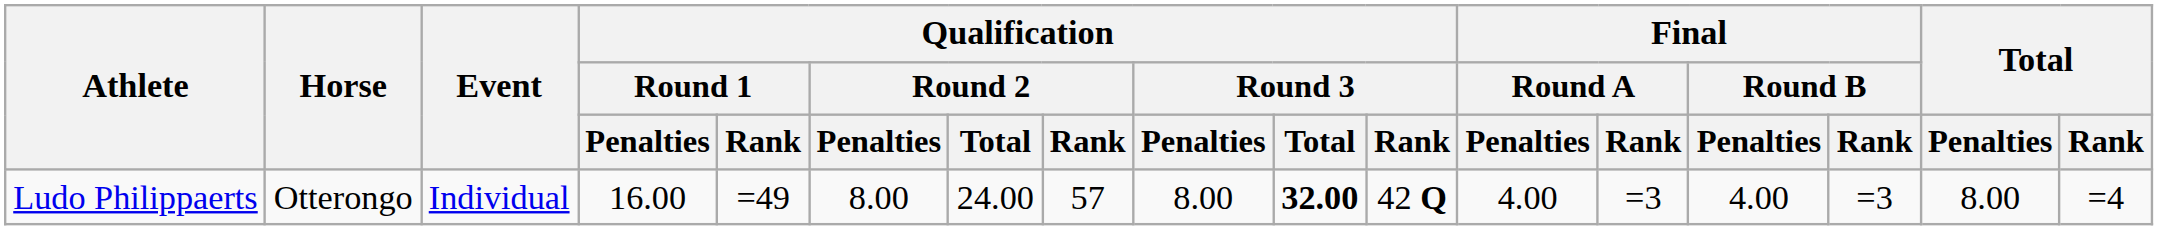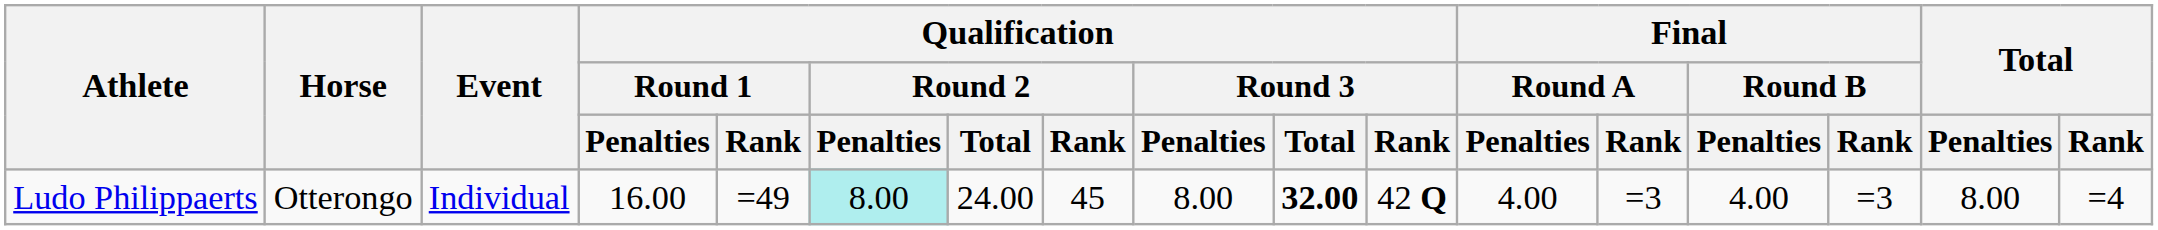(879, 196) no background -> (879, 196) paleturquoise background
(1088, 196) 57 -> (1088, 196) 45
